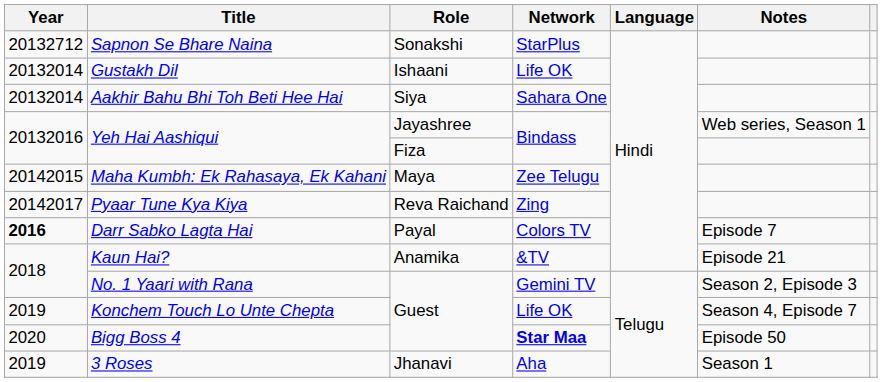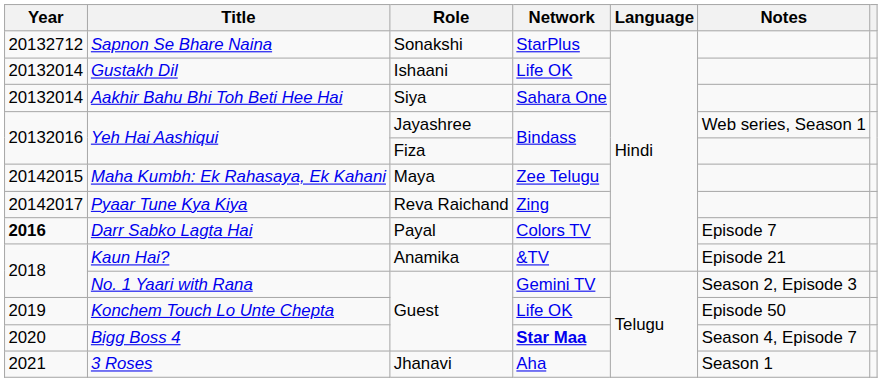(779, 310) Season 4, Episode 7 -> (744, 310) Episode 50
(744, 337) Episode 50 -> (779, 337) Season 4, Episode 7
(27, 364) 2019 -> (27, 364) 2021
